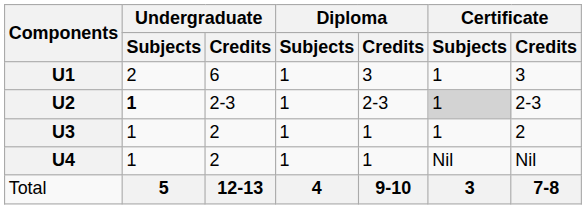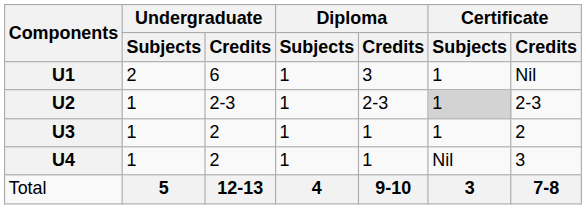(520, 75) 3 -> (526, 75) Nil
(131, 103) bold -> (131, 103) normal
(526, 160) Nil -> (520, 160) 3
